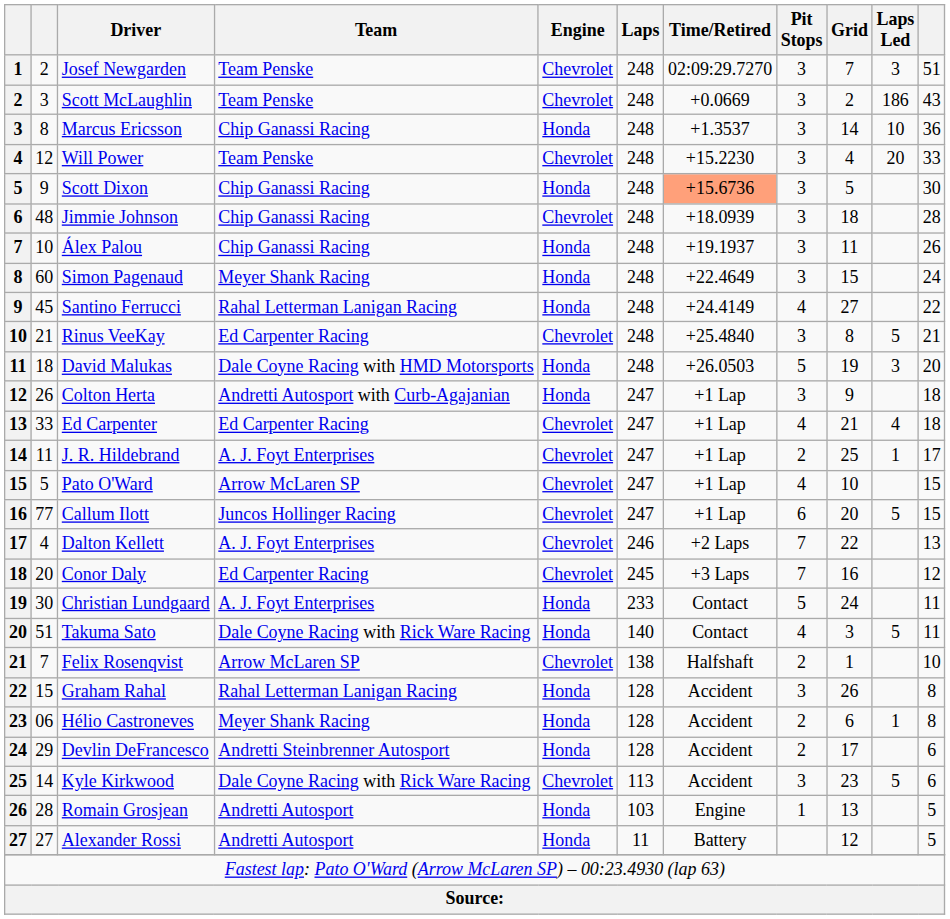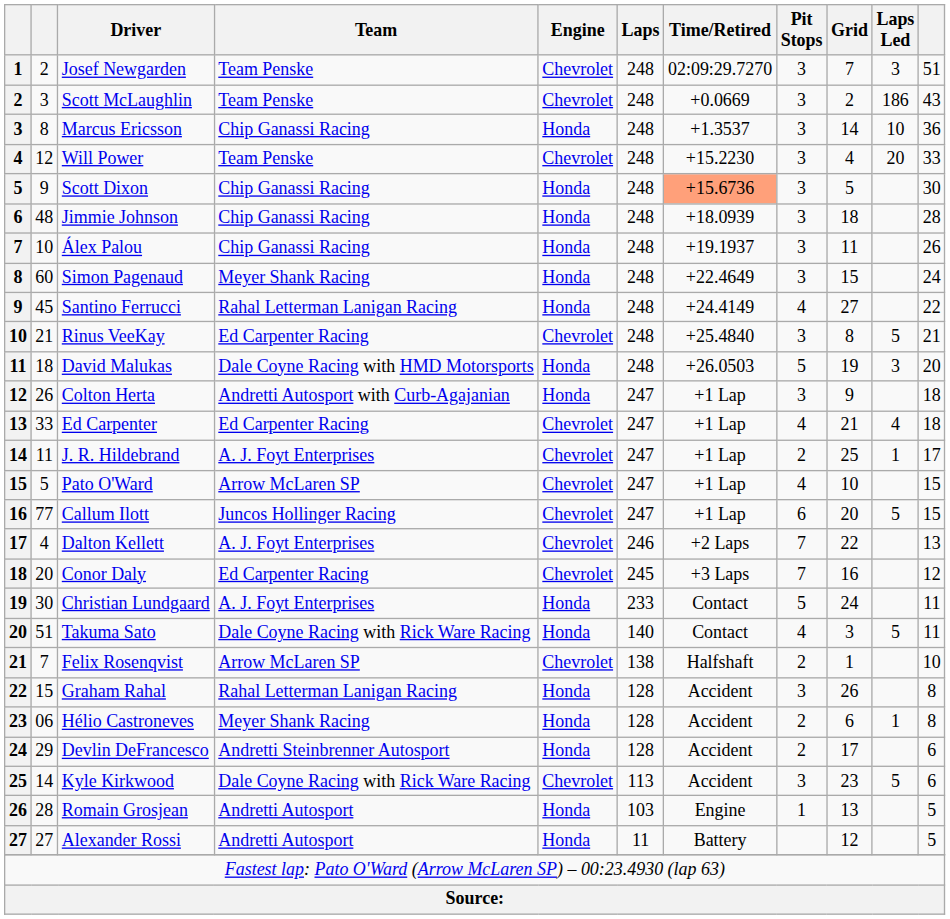(578, 217) Chevrolet -> (566, 217) Honda
